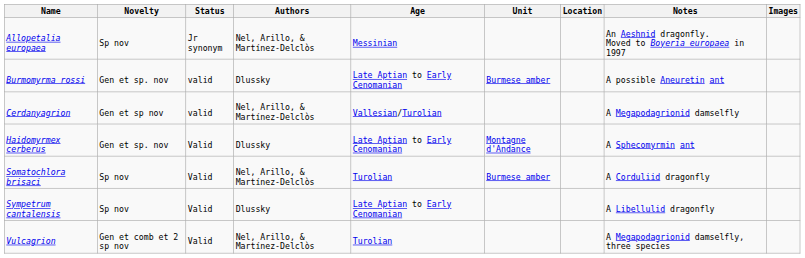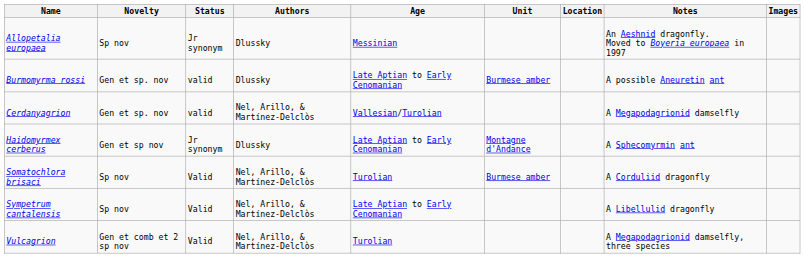(275, 43) Nel, Arillo, & Martínez-Delclòs -> (253, 43) Dlussky
(131, 112) Gen et sp nov -> (134, 112) Gen et sp. nov
(134, 145) Gen et sp. nov -> (131, 145) Gen et sp nov
(200, 145) Valid -> (205, 145) Jr synonym
(253, 209) Dlussky -> (275, 209) Nel, Arillo, & Martínez-Delclòs
